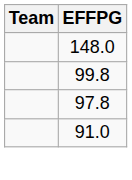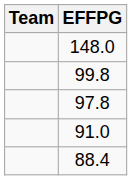+ row: (92, 160)
